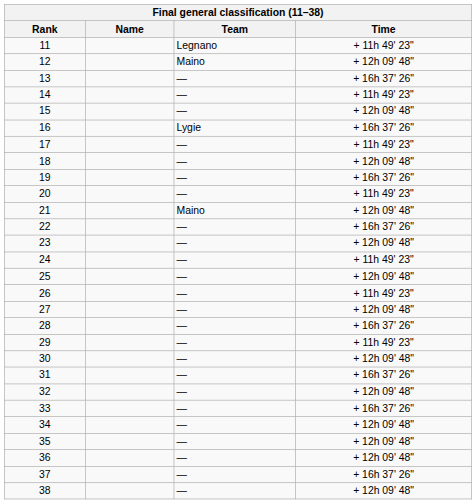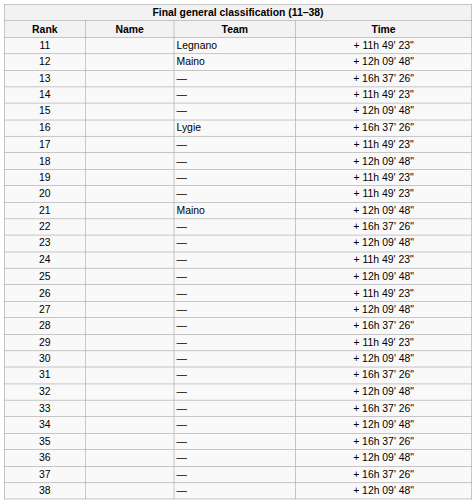(384, 177) + 16h 37' 26" -> (384, 177) + 11h 49' 23"
(384, 441) + 12h 09' 48" -> (384, 441) + 16h 37' 26"
